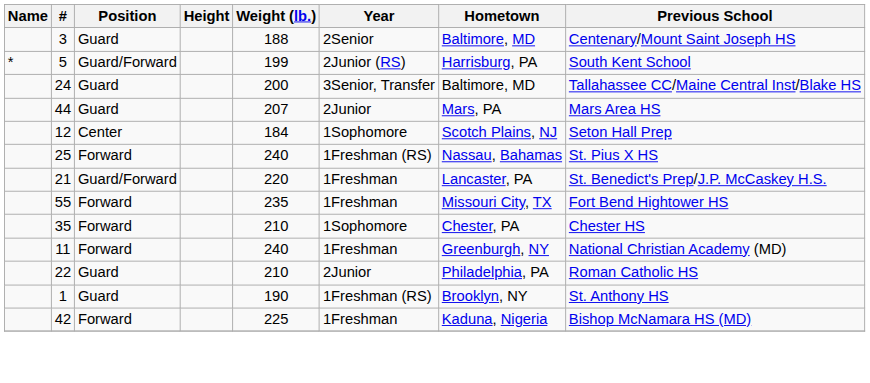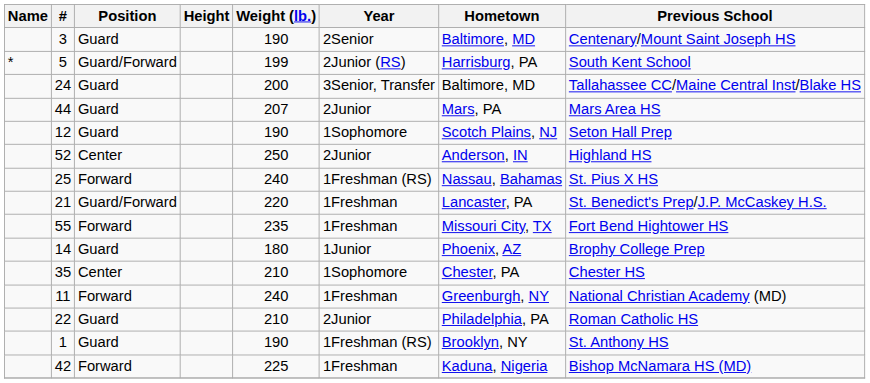(276, 39) 188 -> (276, 39) 190
(100, 132) Center -> (98, 132) Guard
(276, 132) 184 -> (276, 132) 190
+ row: (63, 156)
+ row: (63, 249)
(105, 226) Forward -> (100, 272) Center
